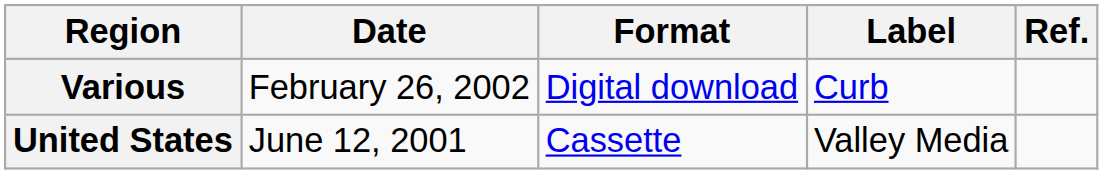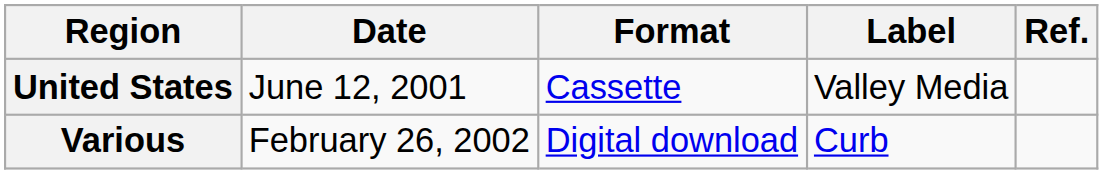rows swapped: (123, 140) <-> (123, 86)
